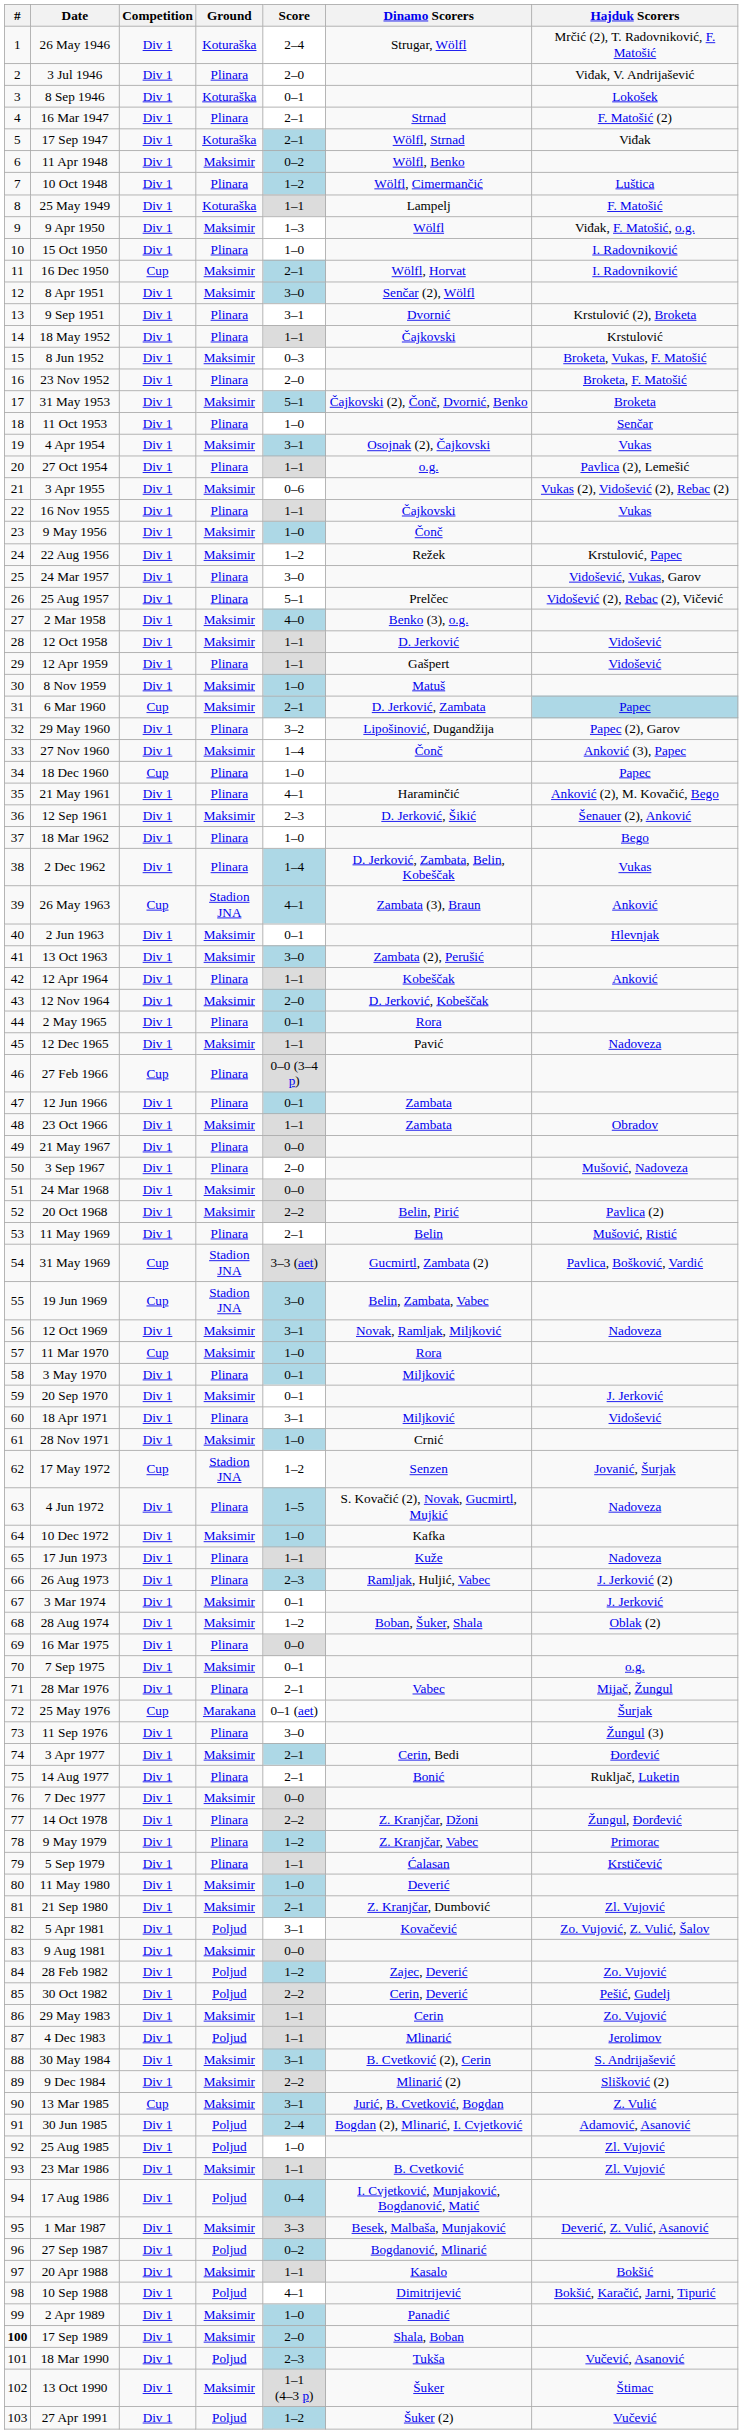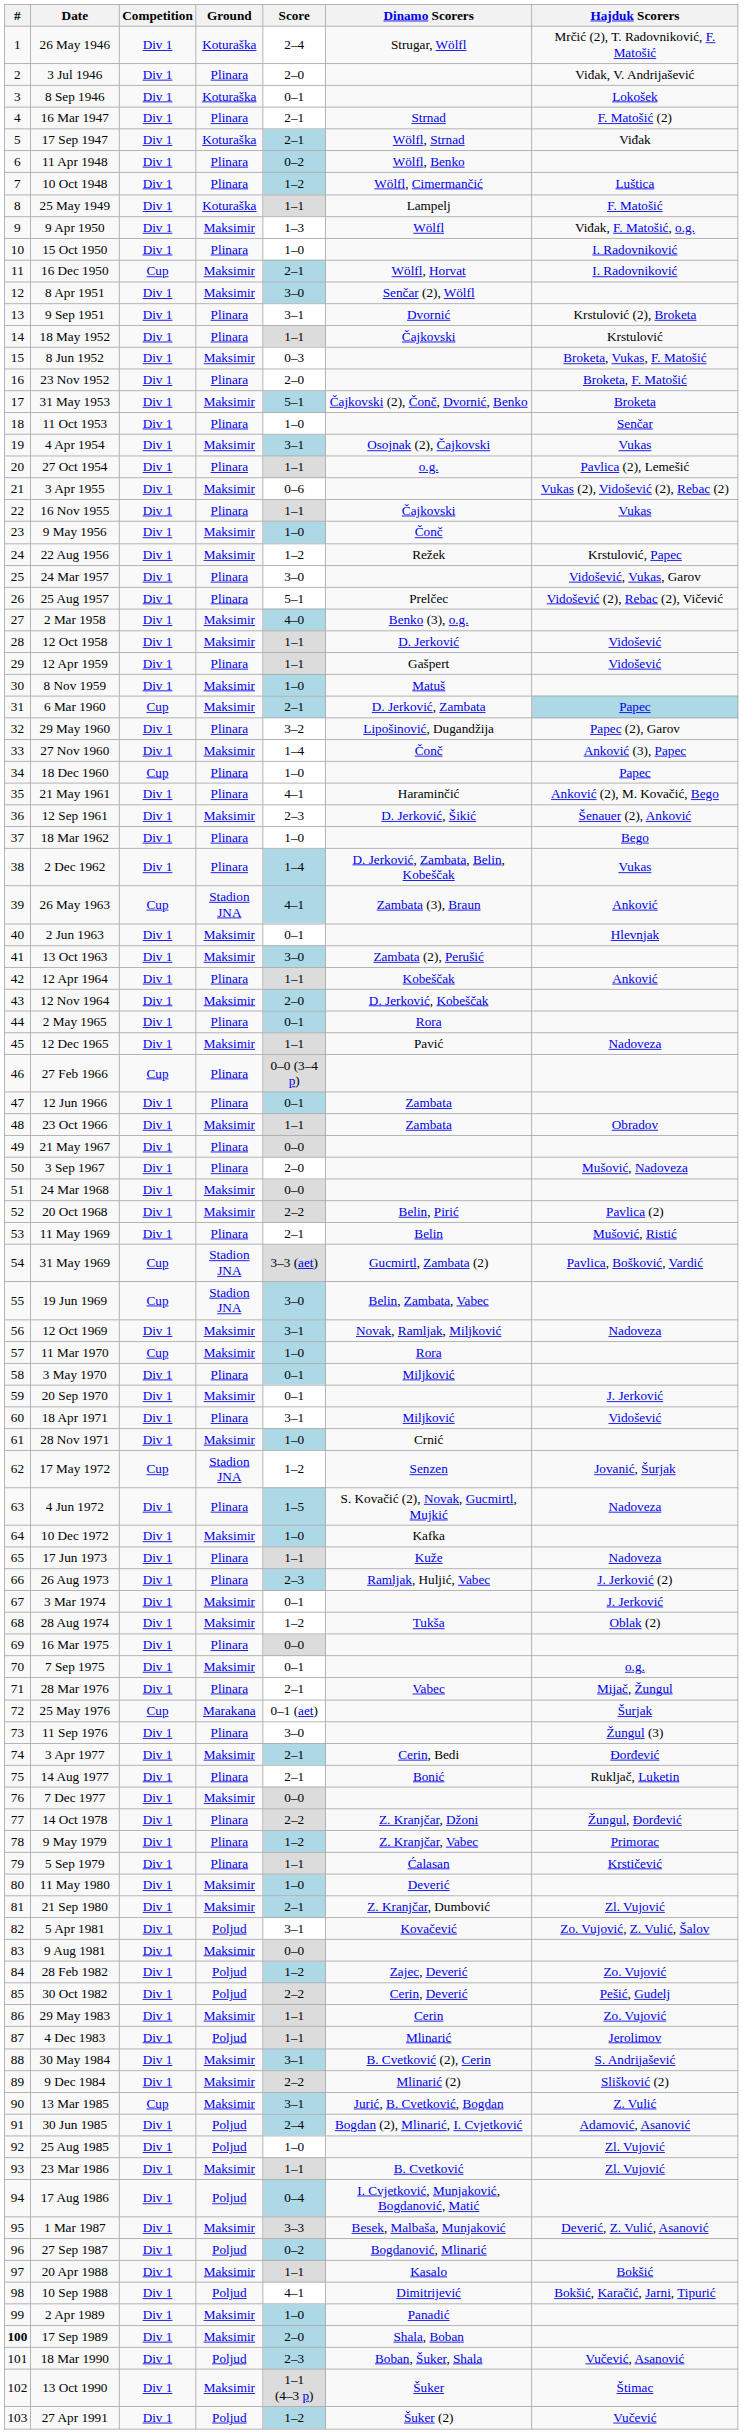(229, 162) Maksimir -> (229, 162) Plinara
(429, 1623) Boban, Šuker, Shala -> (429, 1623) Tukša
(429, 2358) Tukša -> (429, 2358) Boban, Šuker, Shala
